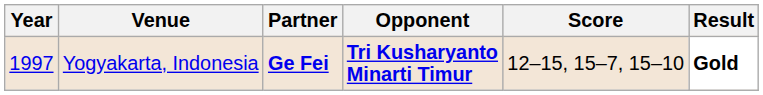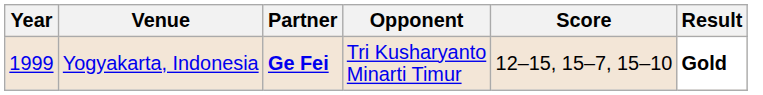(31, 63) 1997 -> (31, 63) 1999
(422, 63) bold -> (417, 63) normal
